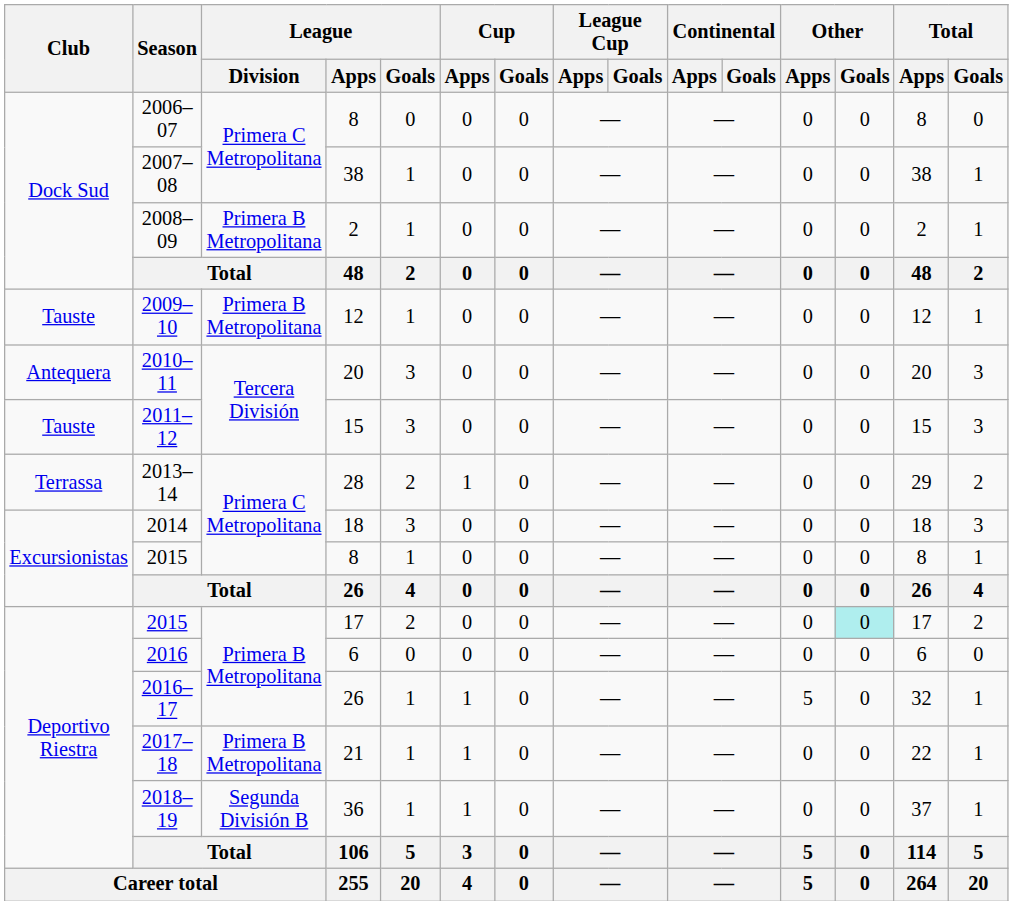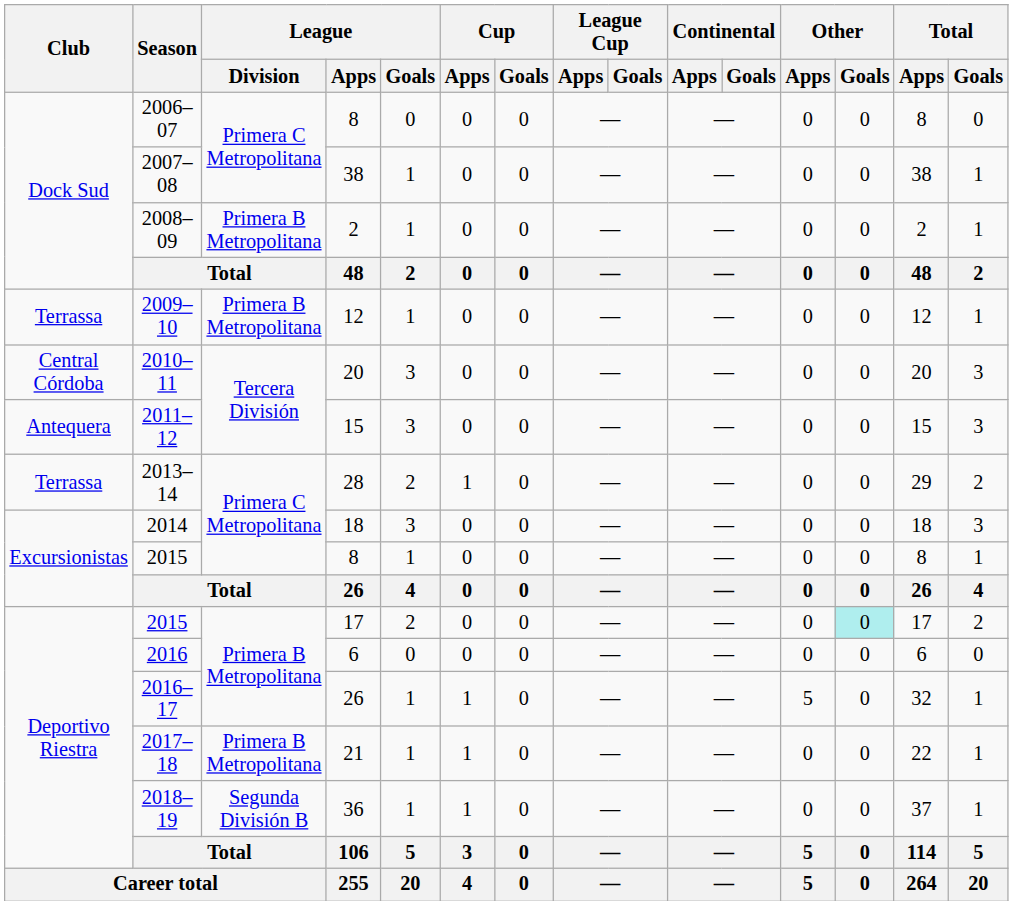(69, 316) Tauste -> (69, 316) Terrassa
(69, 371) Antequera -> (69, 371) Central Córdoba
(69, 427) Tauste -> (69, 427) Antequera
